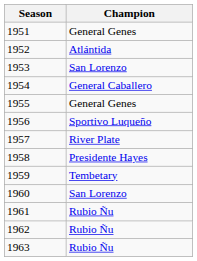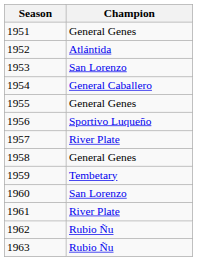(108, 157) Presidente Hayes -> (103, 157) General Genes
(91, 211) Rubio Ñu -> (94, 211) River Plate
